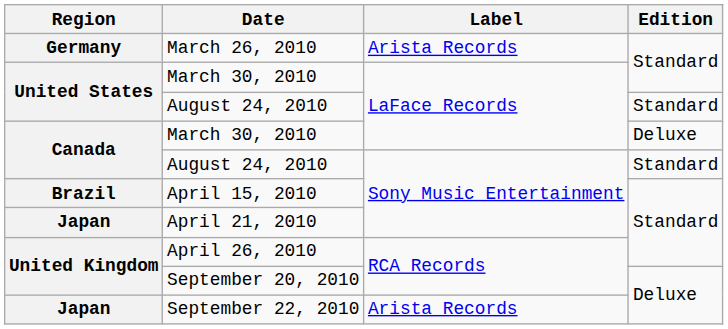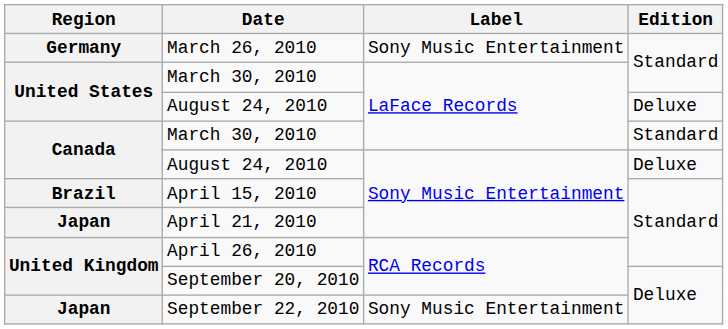(443, 48) Arista Records -> (496, 48) Sony Music Entertainment
(676, 106) Standard -> (665, 106) Deluxe
(665, 135) Deluxe -> (676, 135) Standard
(676, 164) Standard -> (665, 164) Deluxe
(443, 309) Arista Records -> (496, 309) Sony Music Entertainment
